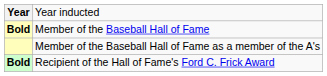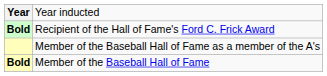rows swapped: (122, 29) <-> (155, 63)
